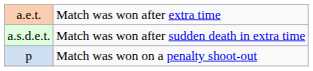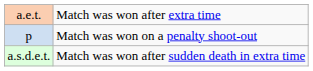rows swapped: (29, 35) <-> (29, 55)
